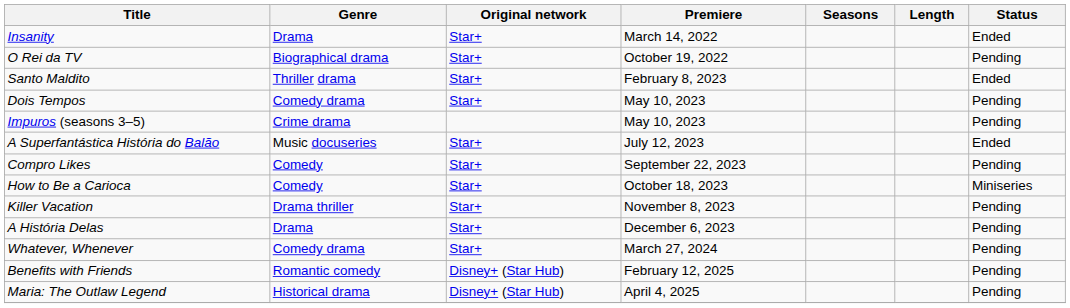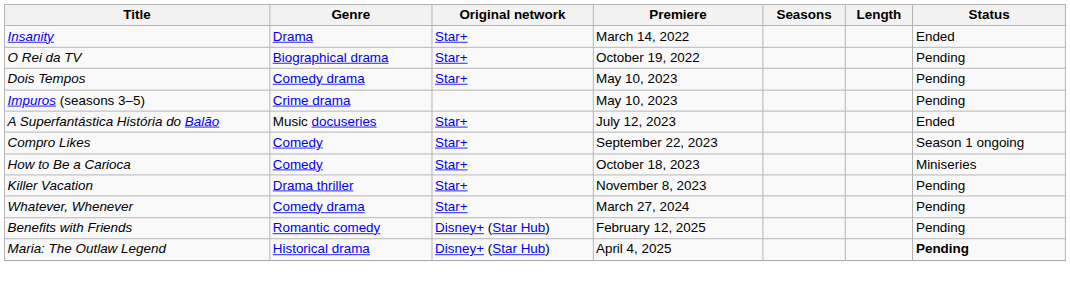- row: (49, 79)
(997, 164) Pending -> (970, 143) Season 1 ongoing
- row: (55, 228)
(997, 292) normal -> (942, 249) bold
